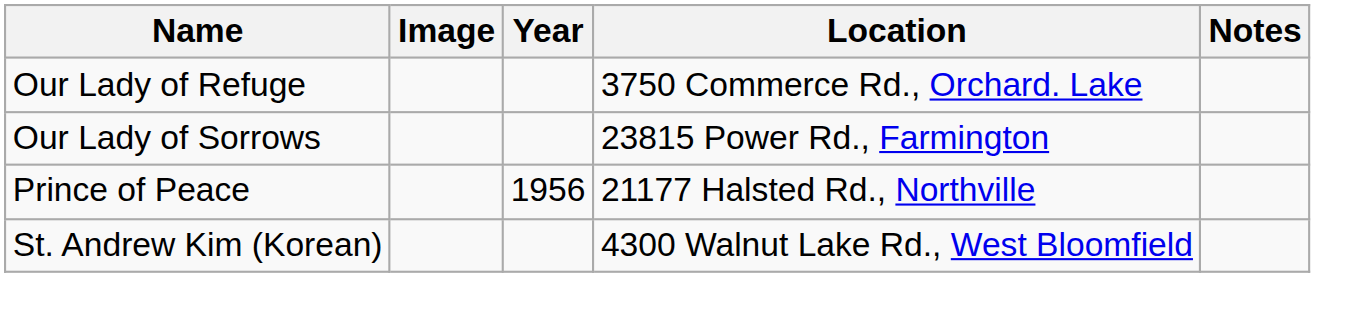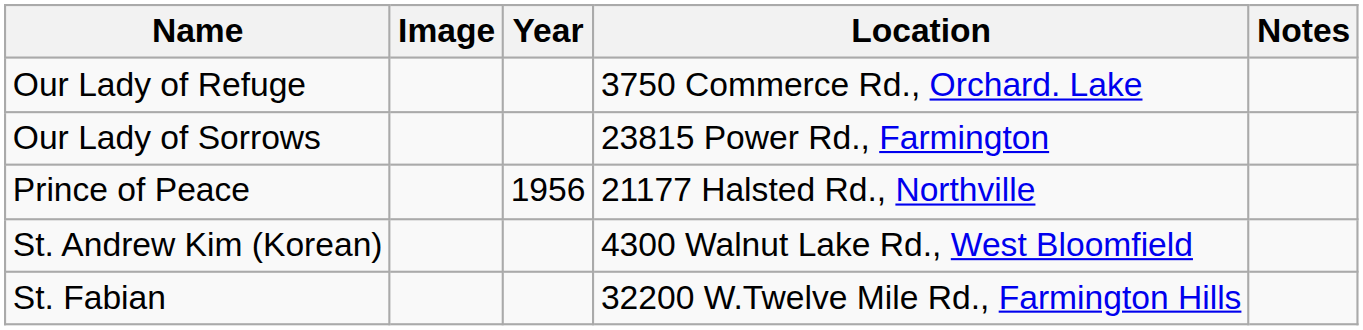+ row: (89, 297)
